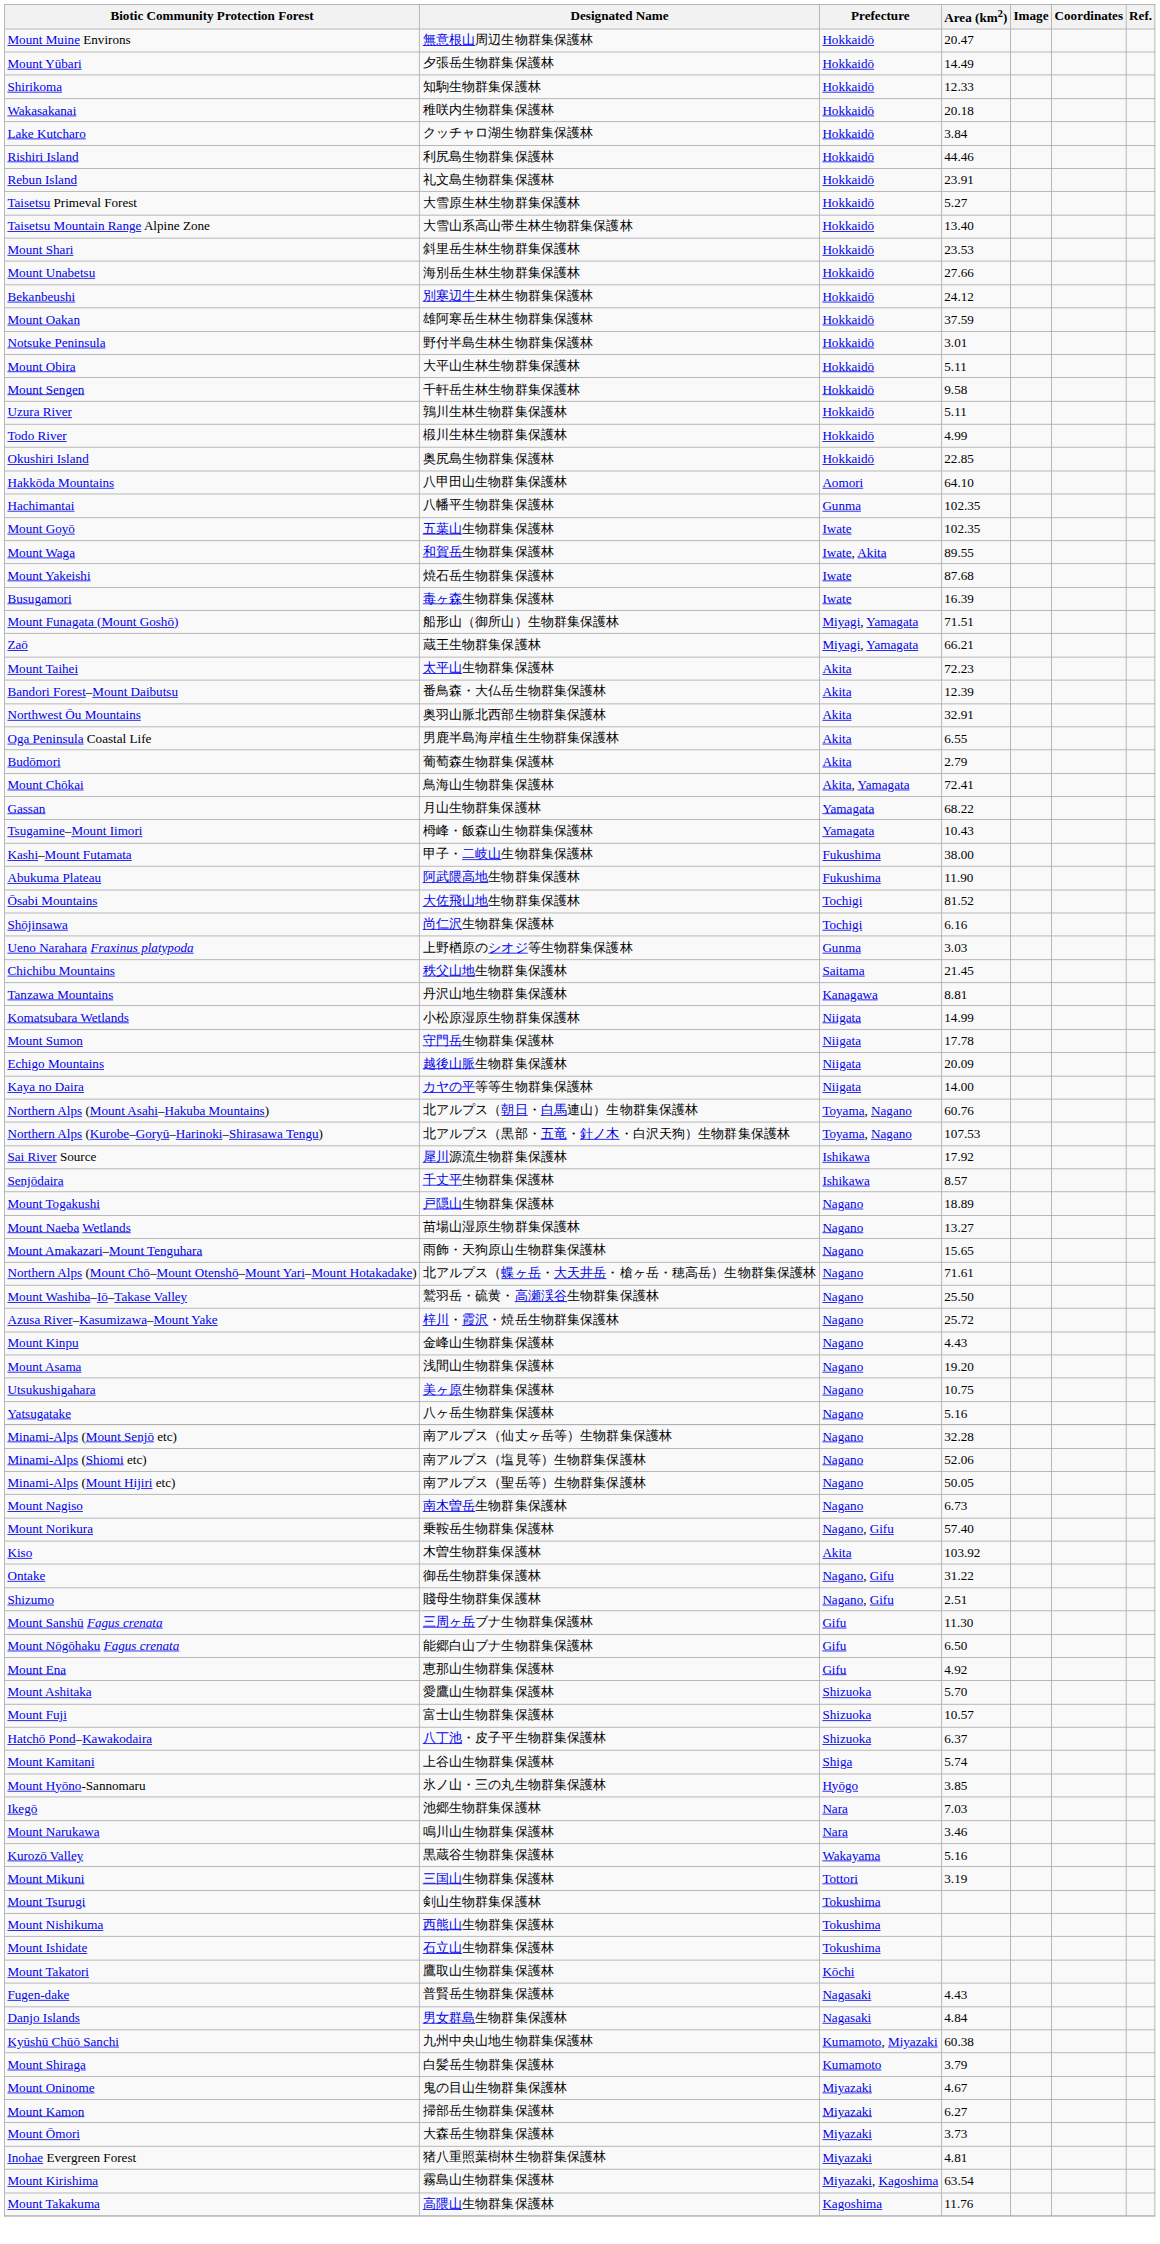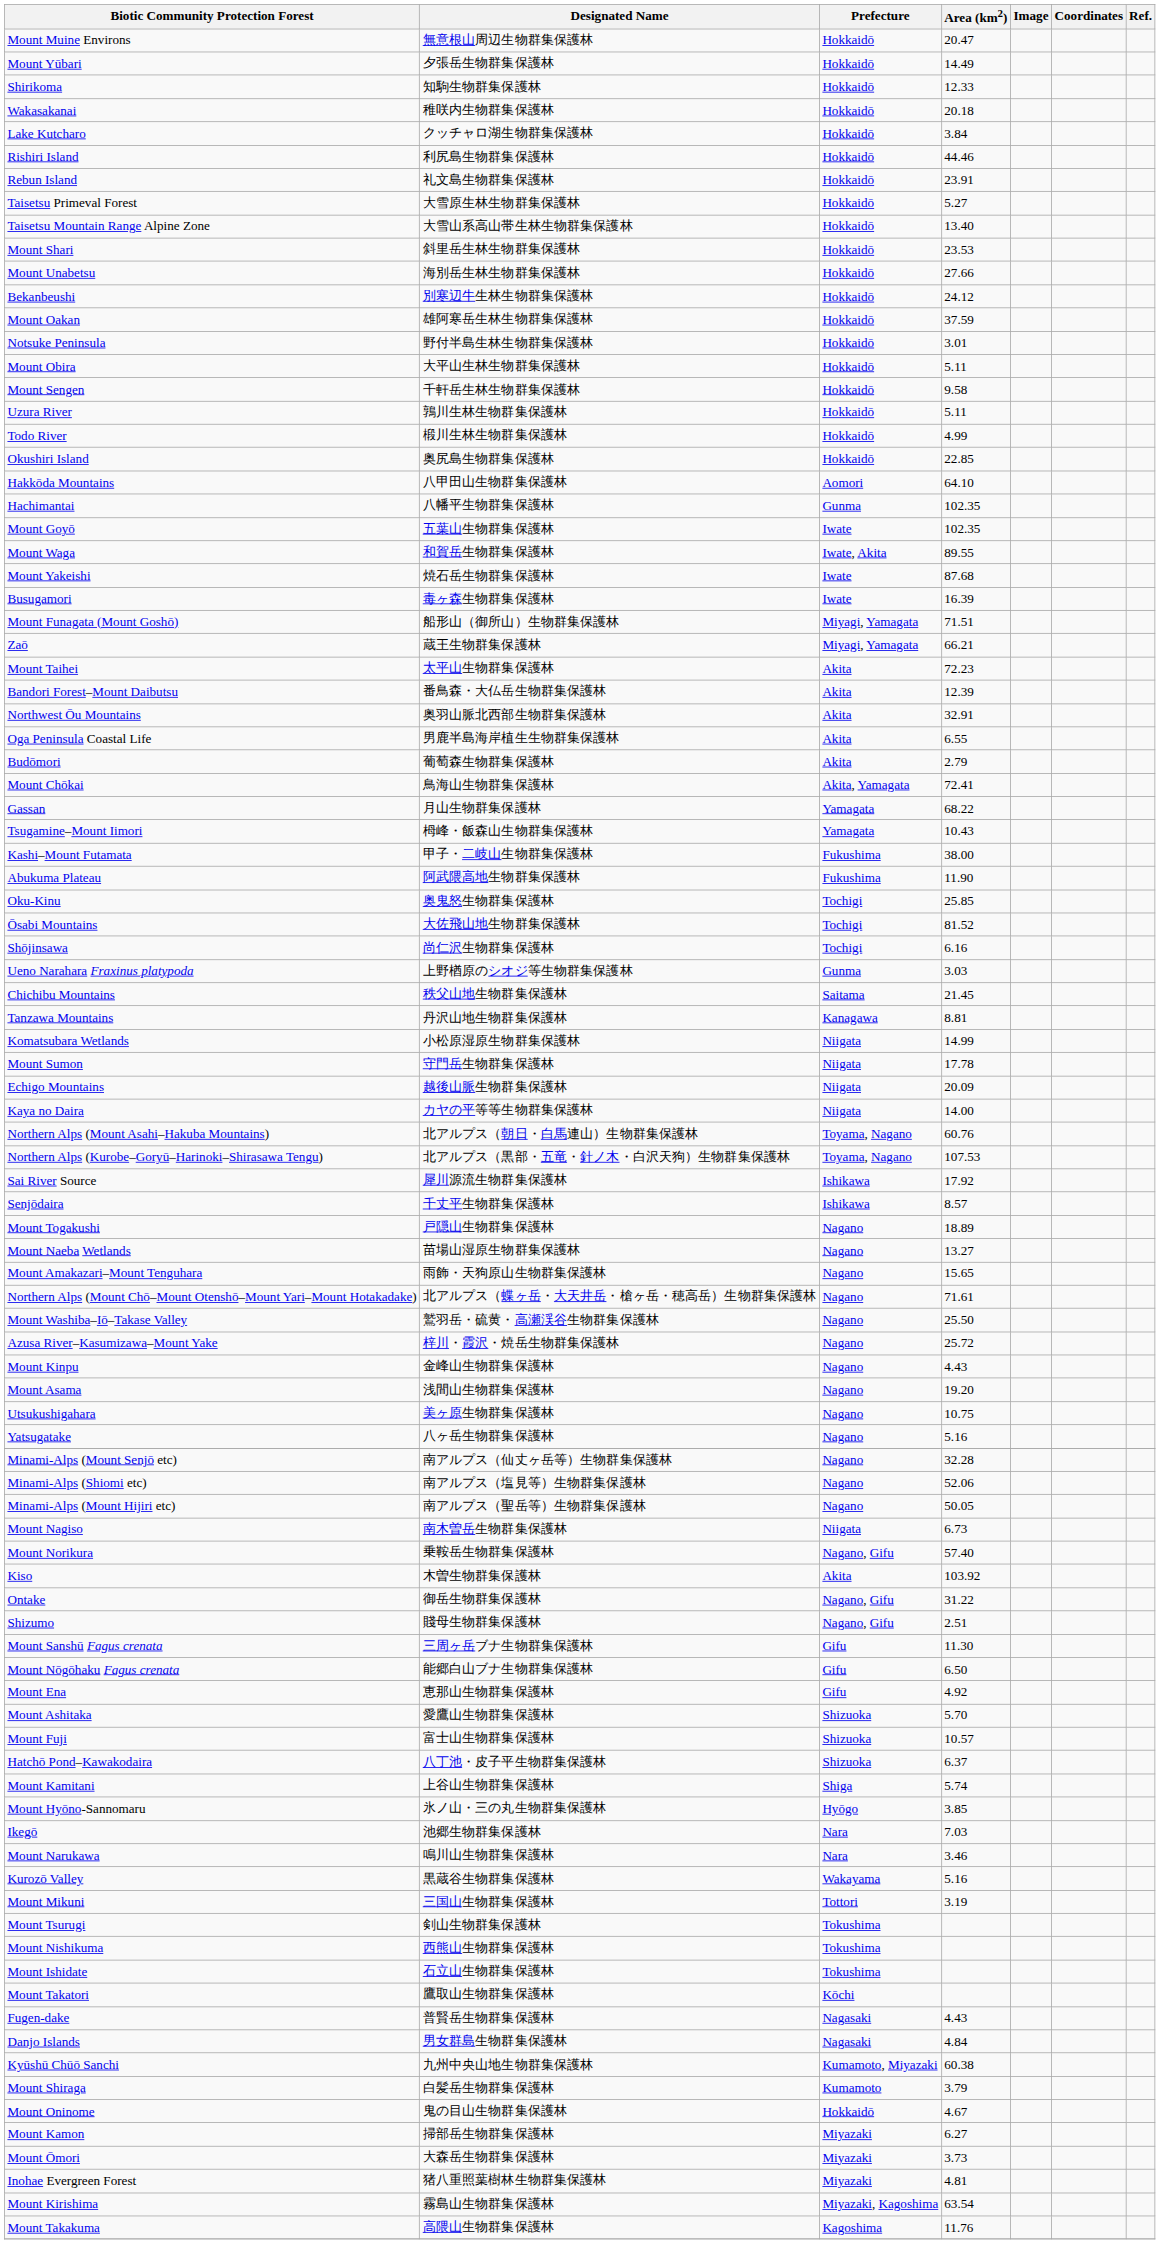+ row: (34, 901)
(843, 1506) Nagano -> (842, 1529) Niigata
(847, 2088) Miyazaki -> (848, 2111) Hokkaidō
